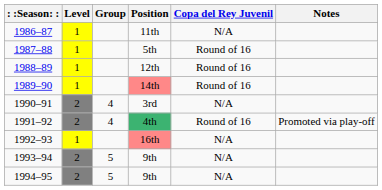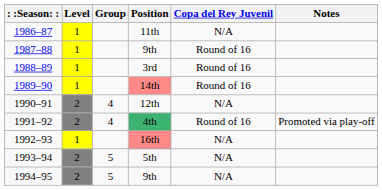(150, 50) 5th -> (150, 50) 9th
(150, 68) 12th -> (150, 68) 3rd
(150, 104) 3rd -> (150, 104) 12th
(150, 158) 9th -> (150, 158) 5th
